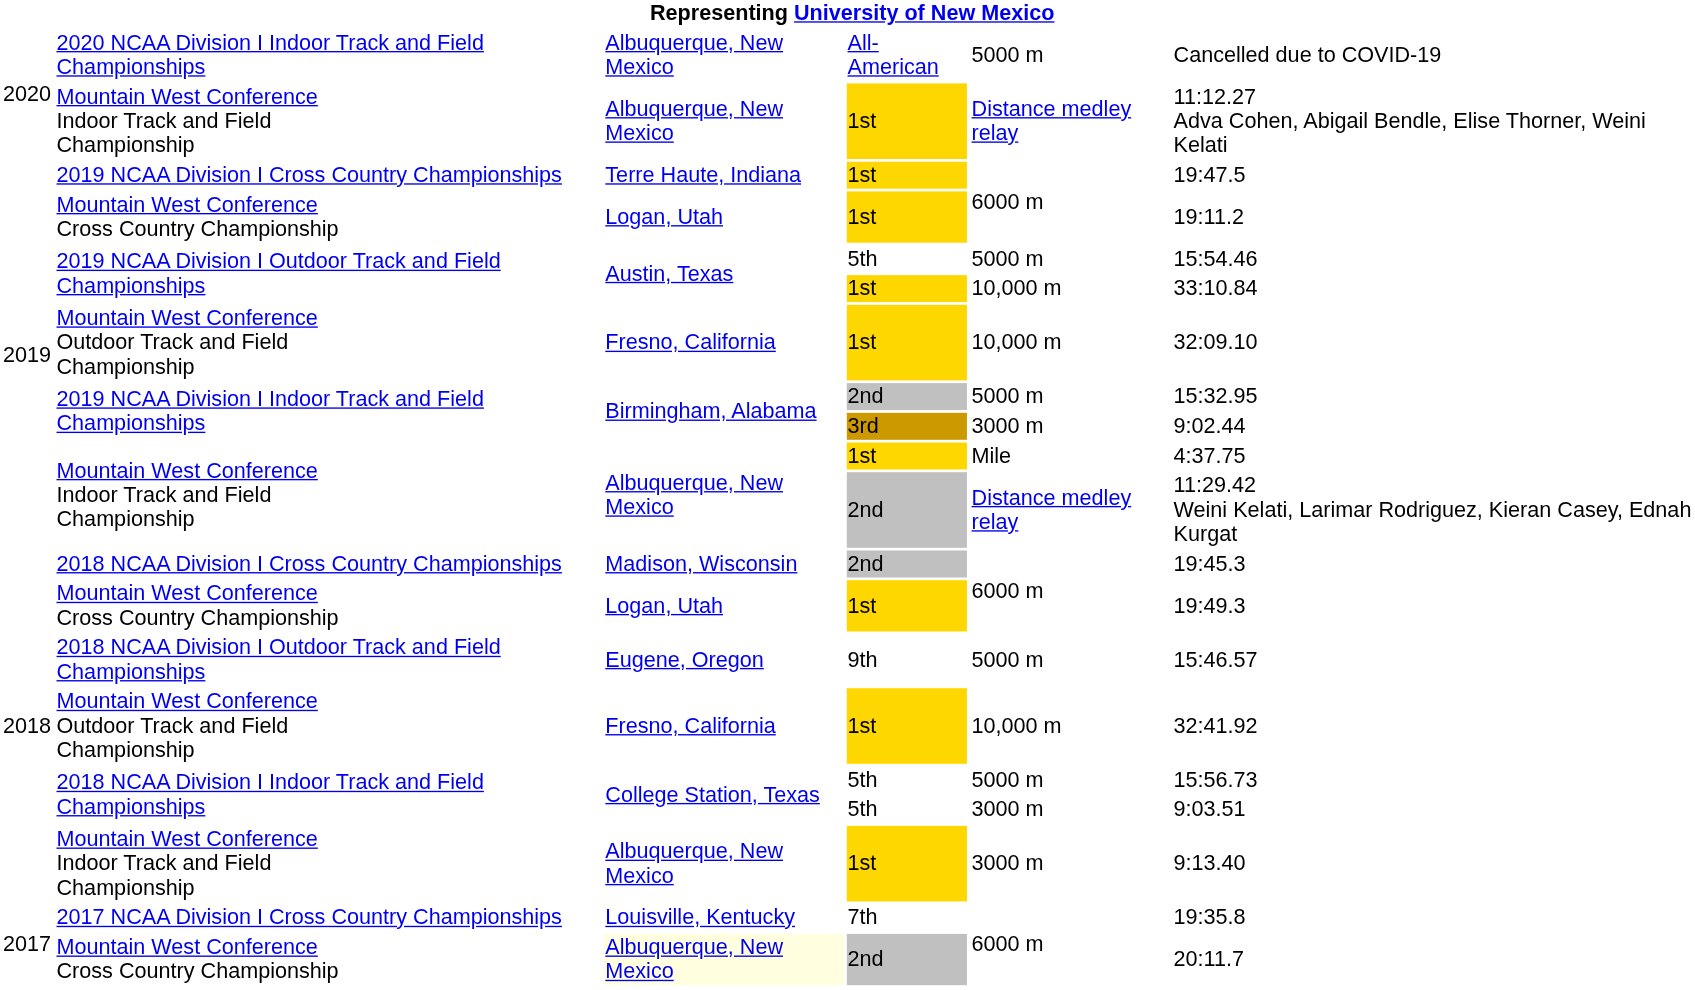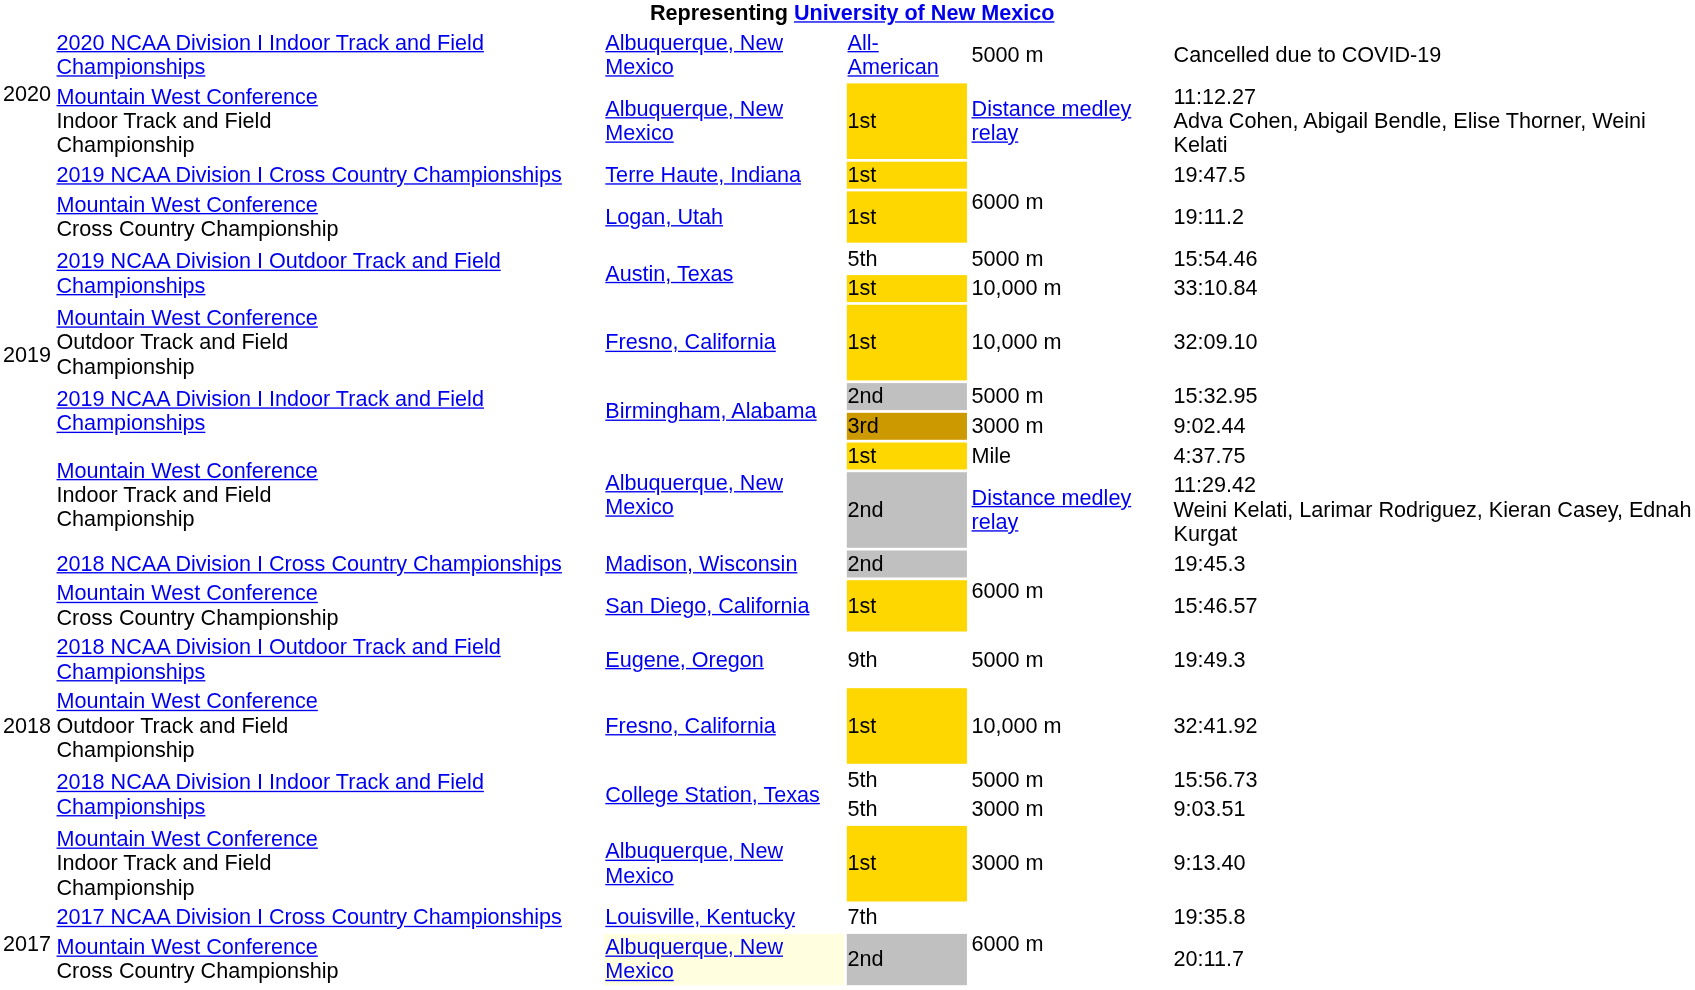(664, 605) Logan, Utah -> (707, 605) San Diego, California
(1210, 605) 19:49.3 -> (1216, 605) 15:46.57
(1216, 659) 15:46.57 -> (1210, 659) 19:49.3
